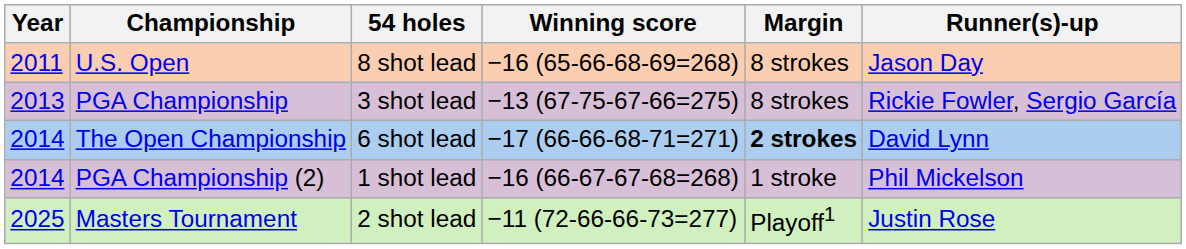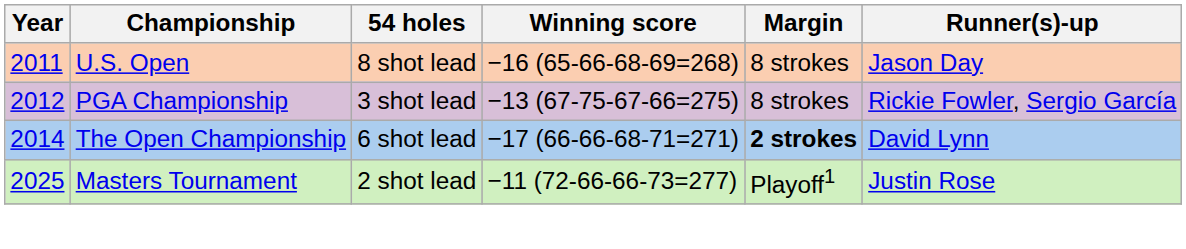(37, 100) 2013 -> (37, 100) 2012
- row: (200, 178)
